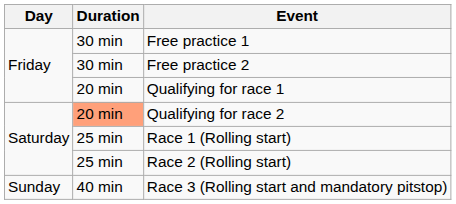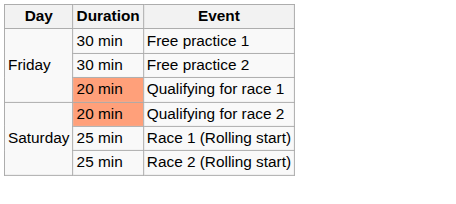(100, 89) no background -> (100, 89) lightsalmon background
- row: (297, 187)
